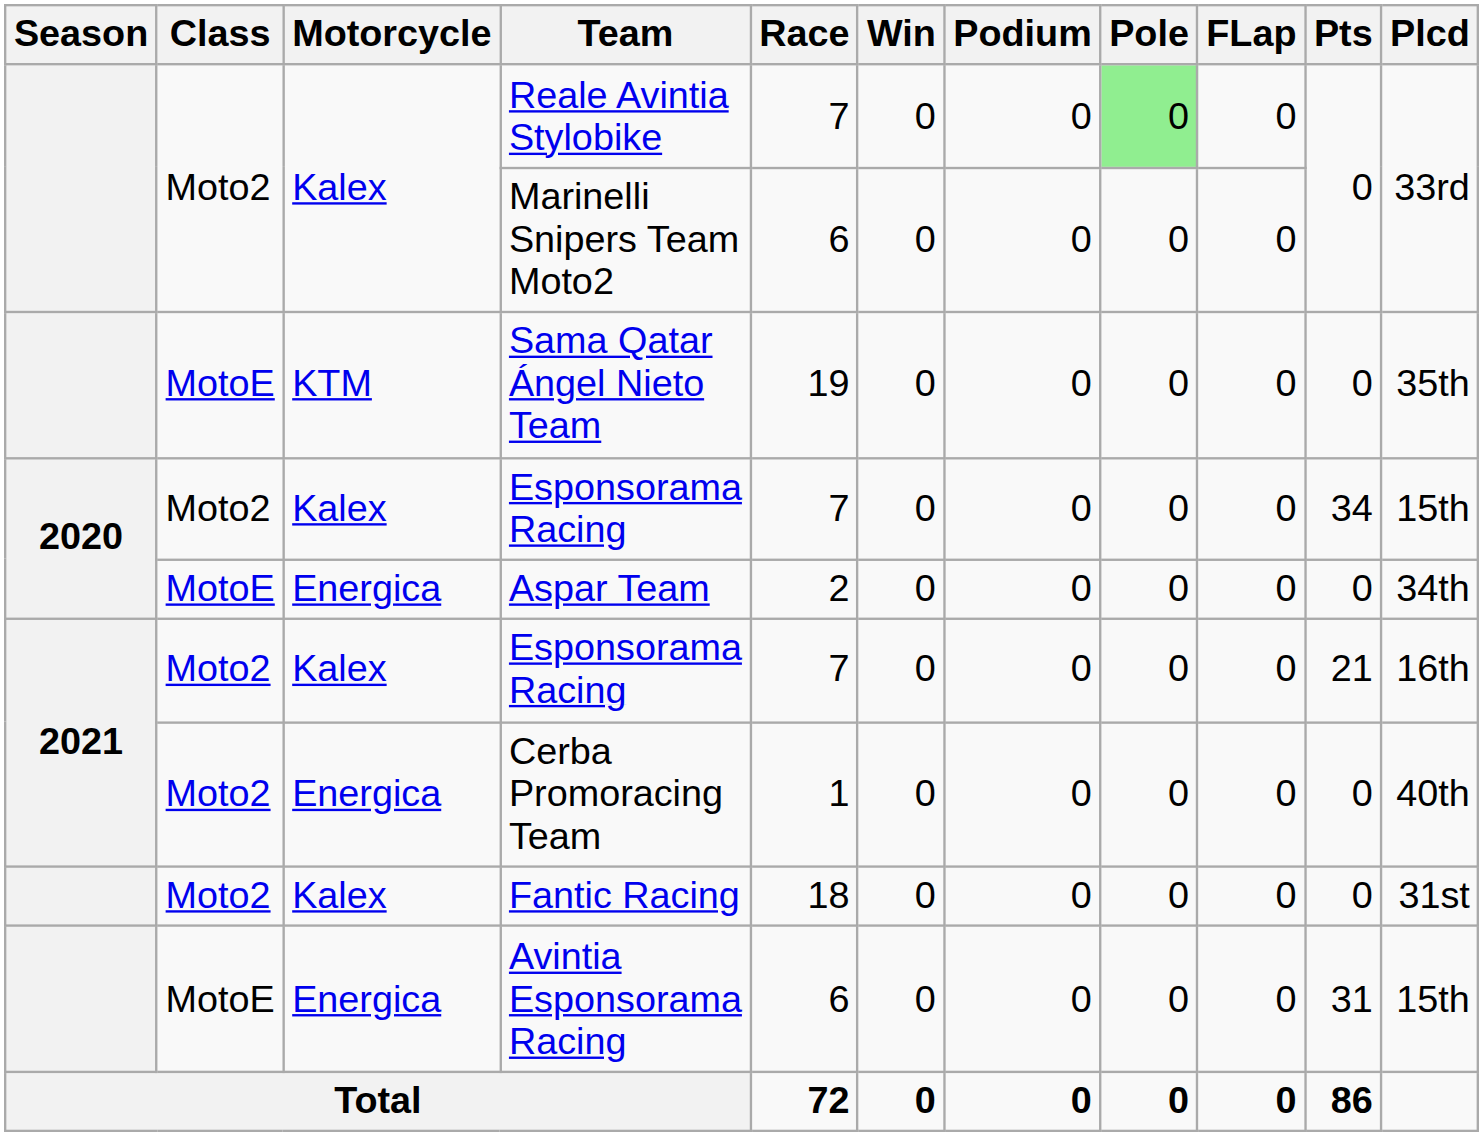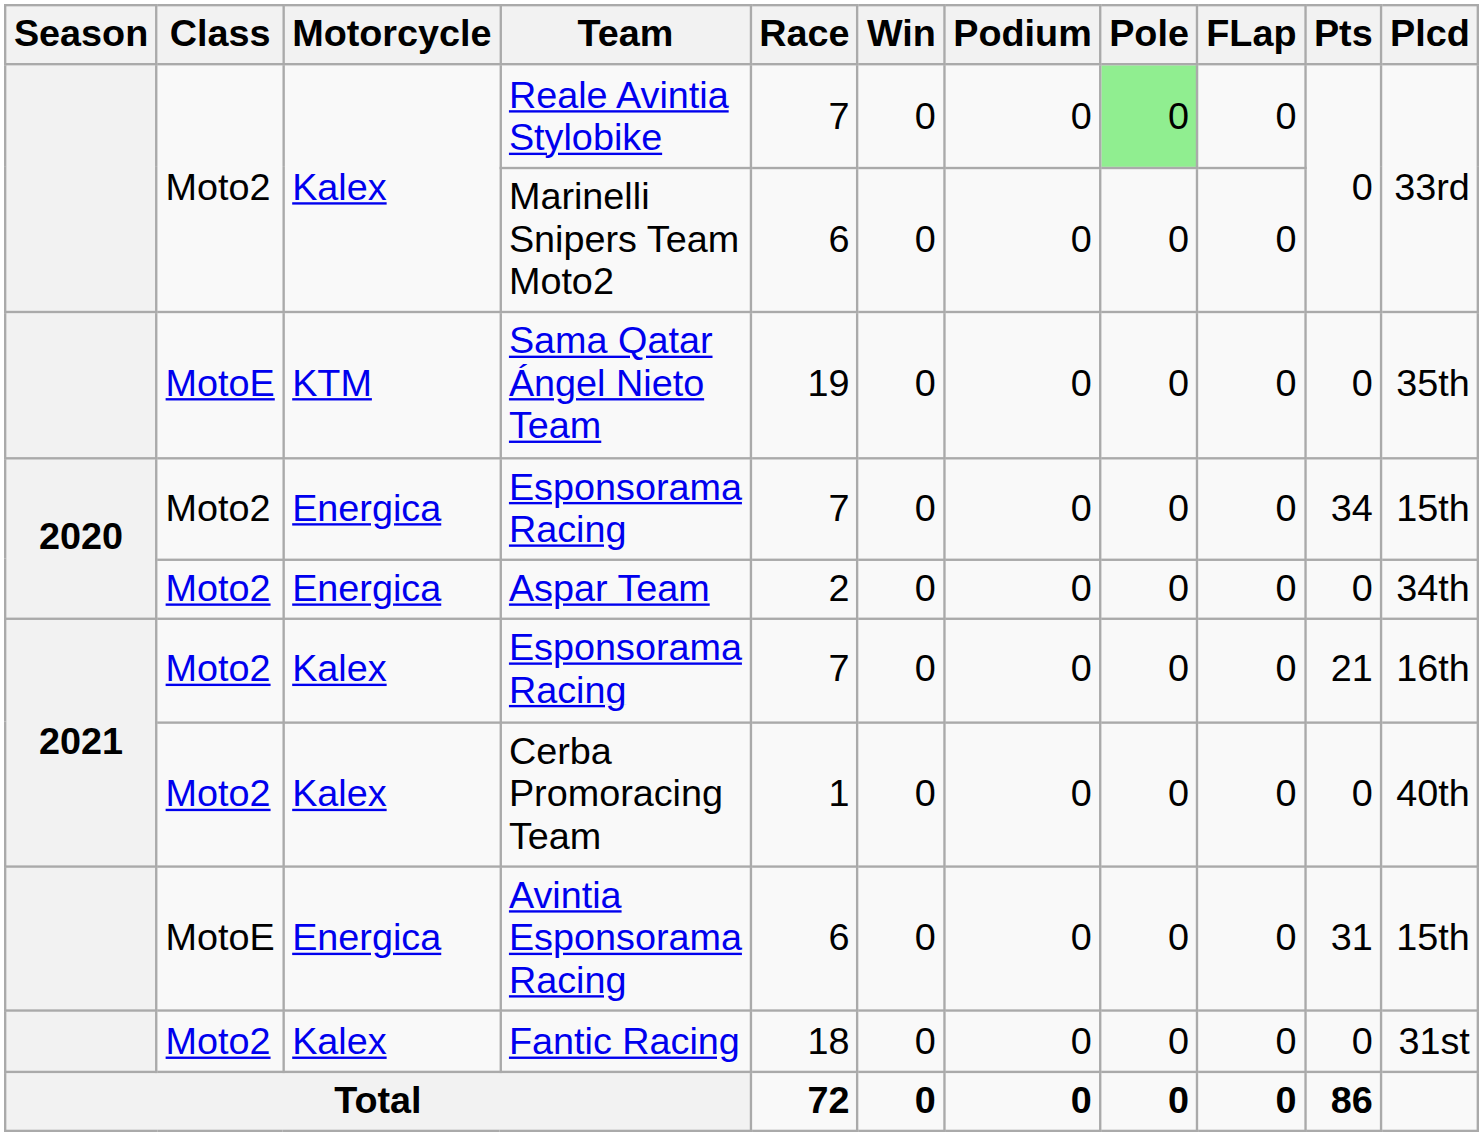(339, 507) Kalex -> (367, 507) Energica
(220, 588) MotoE -> (218, 588) Moto2
(367, 793) Energica -> (339, 793) Kalex
rows swapped: (81, 999) <-> (81, 897)
